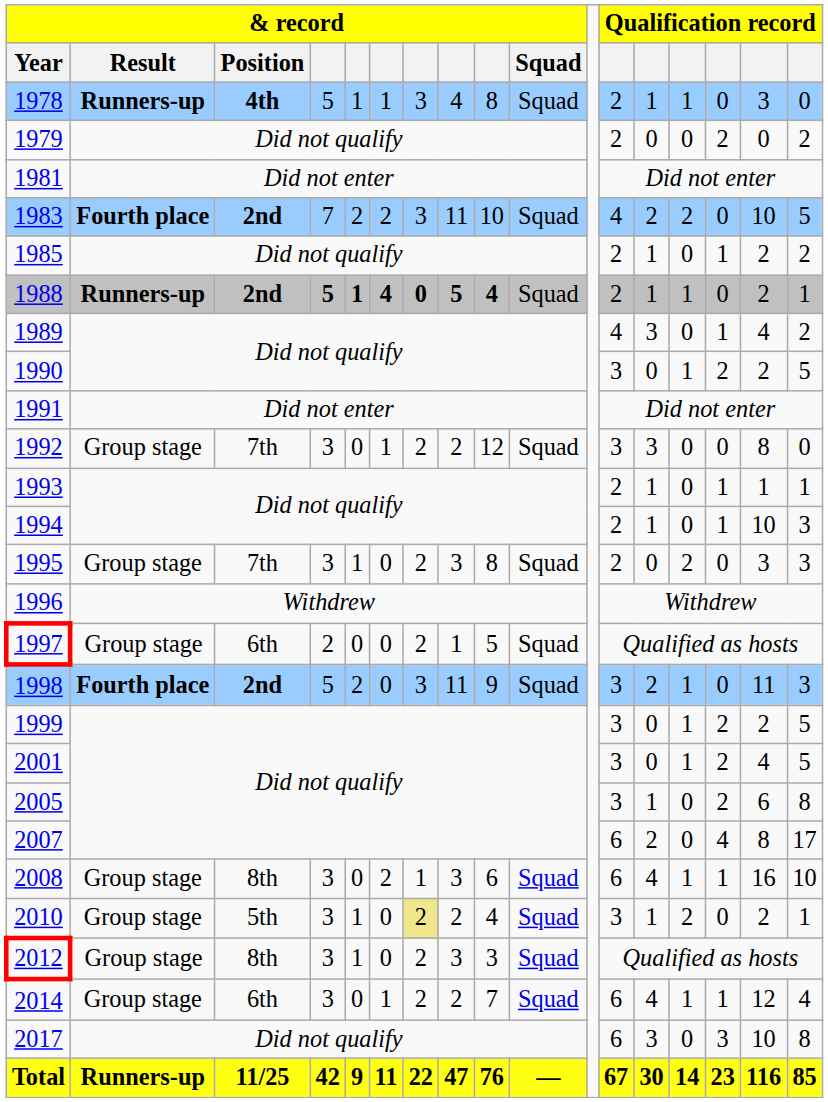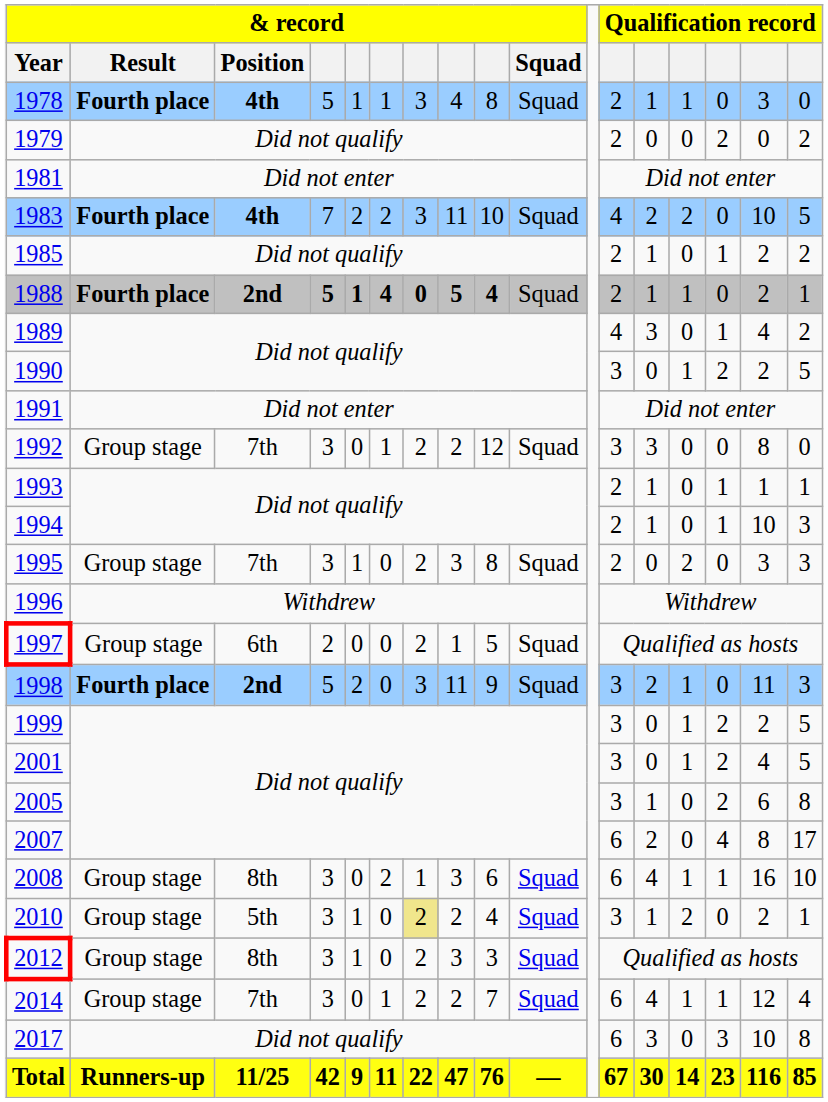(143, 100) Runners-up -> (143, 100) Fourth place
(262, 216) 2nd -> (262, 216) 4th
(143, 293) Runners-up -> (143, 293) Fourth place
(262, 999) 6th -> (262, 999) 7th
